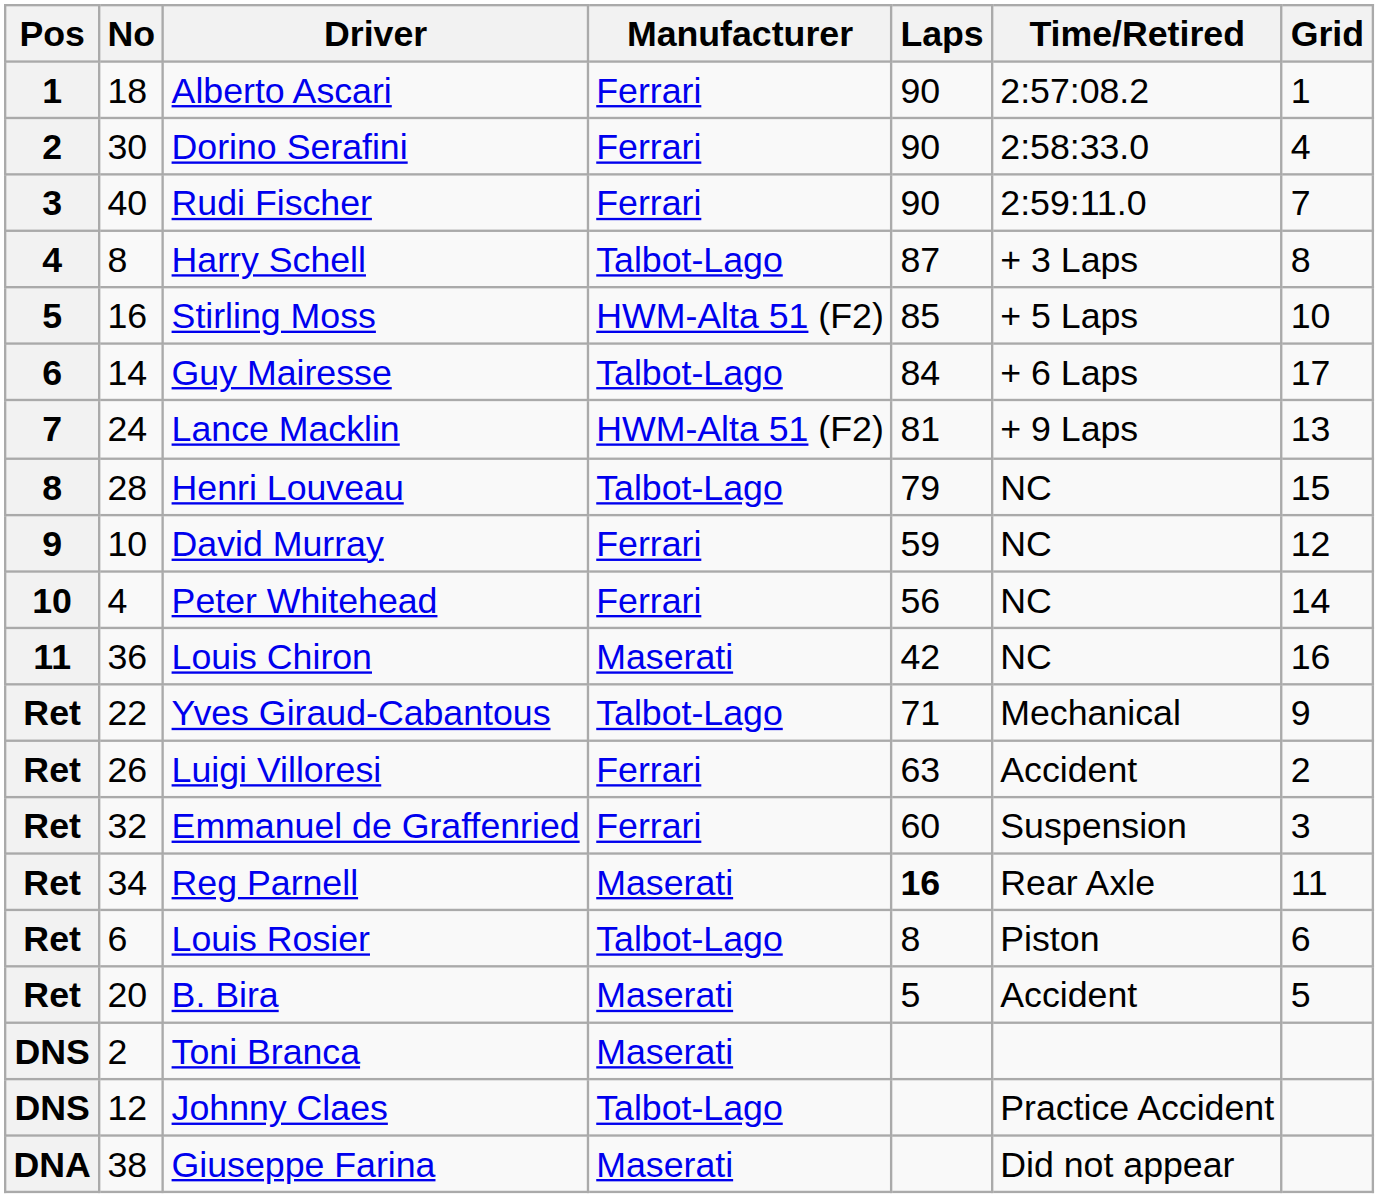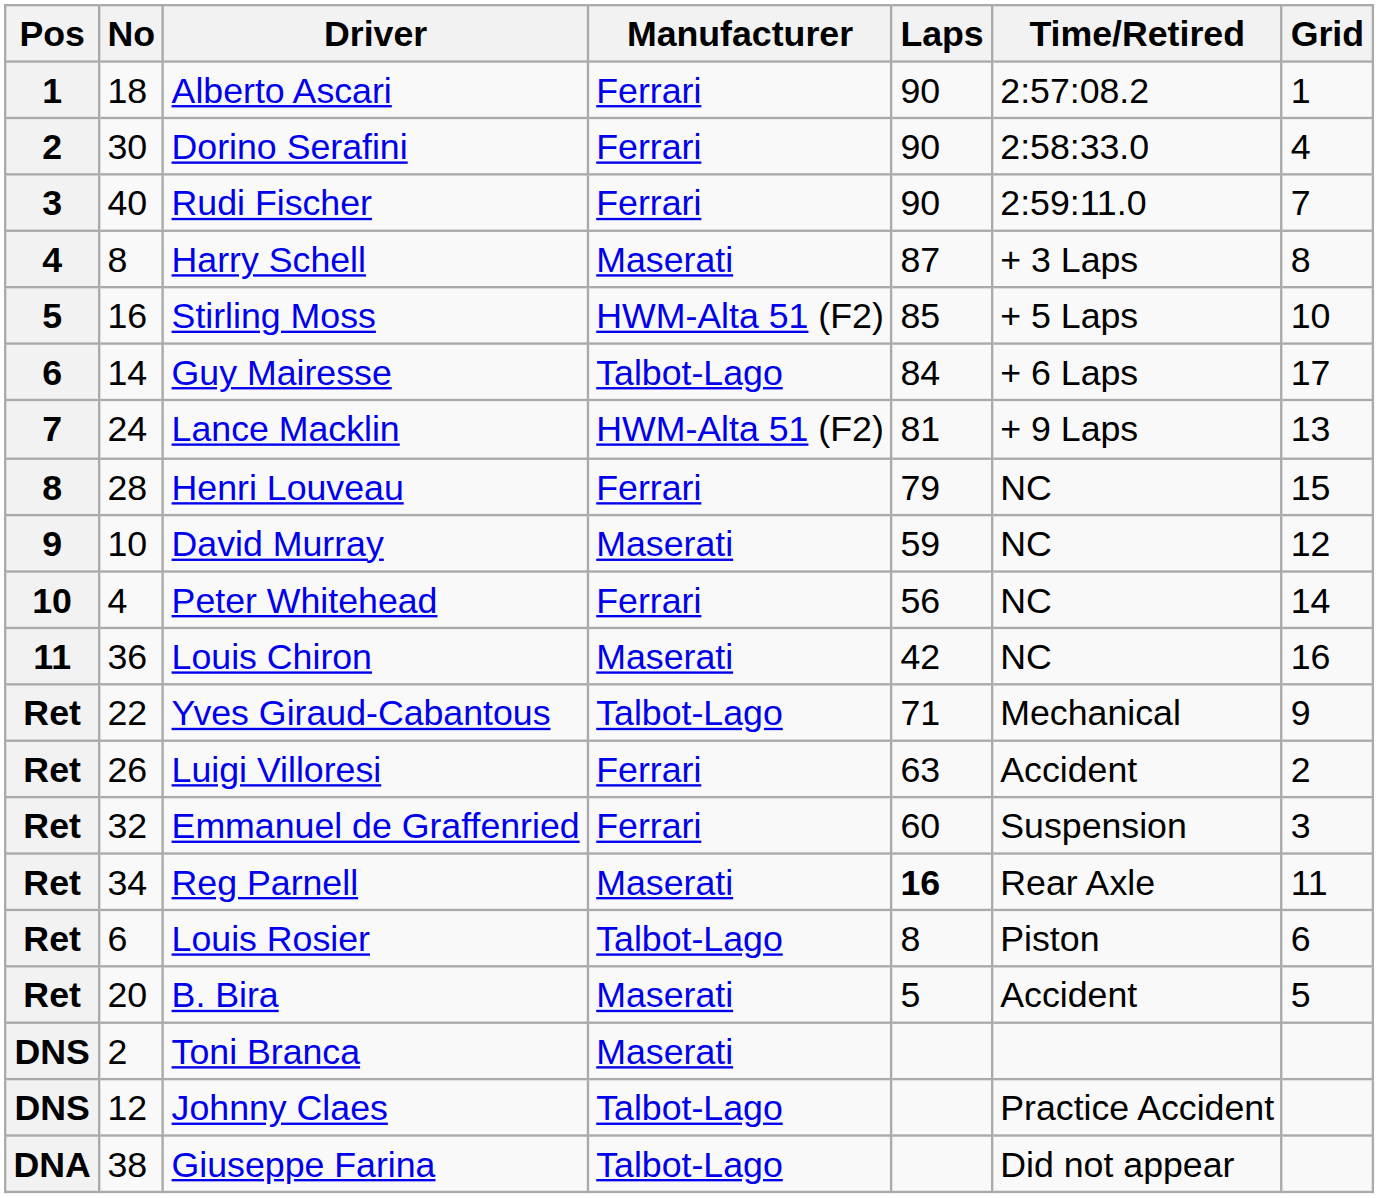(690, 260) Talbot-Lago -> (665, 260) Maserati
(690, 486) Talbot-Lago -> (649, 486) Ferrari
(649, 543) Ferrari -> (665, 543) Maserati
(665, 1165) Maserati -> (690, 1165) Talbot-Lago
